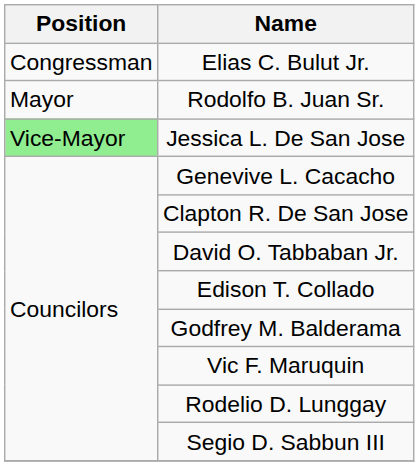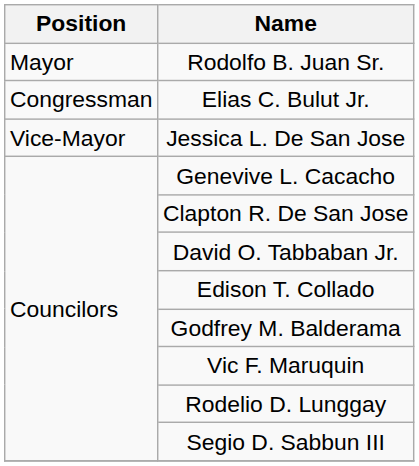rows swapped: (286, 62) <-> (286, 100)
(68, 138) lightgreen background -> (68, 138) no background
